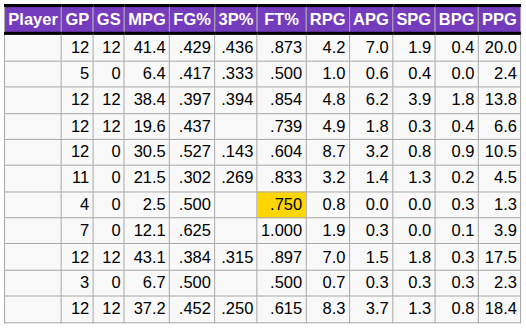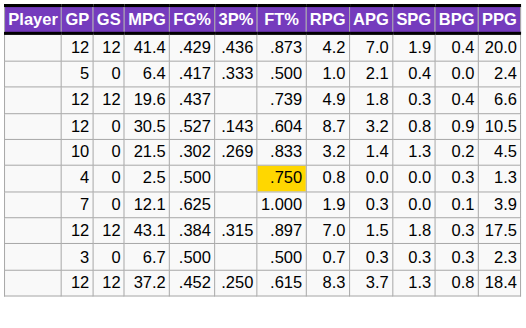(377, 73) 0.6 -> (377, 73) 2.1
- row: (150, 100)
(81, 178) 11 -> (80, 152) 10
